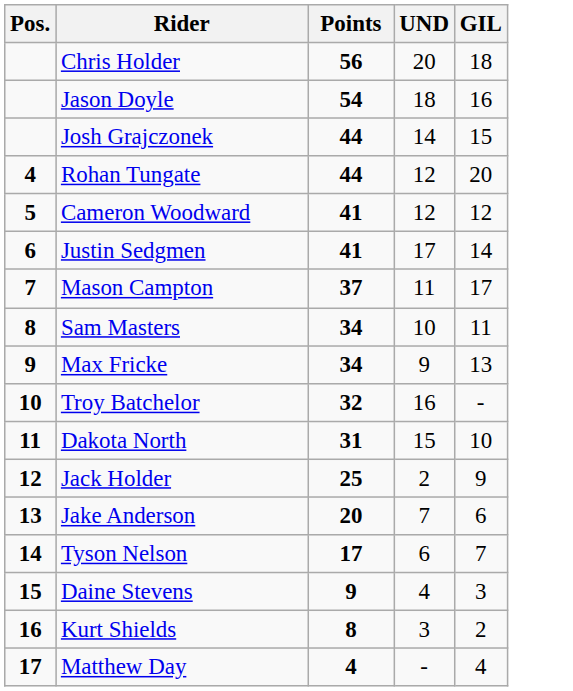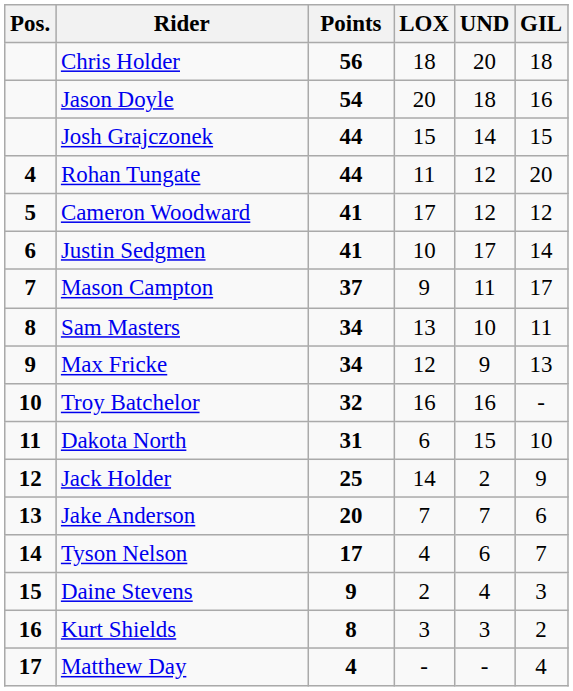+ column: (424, 23)
